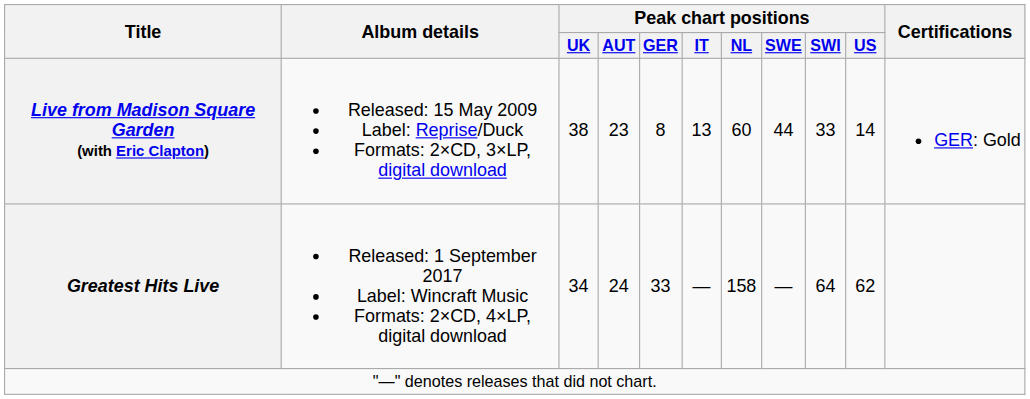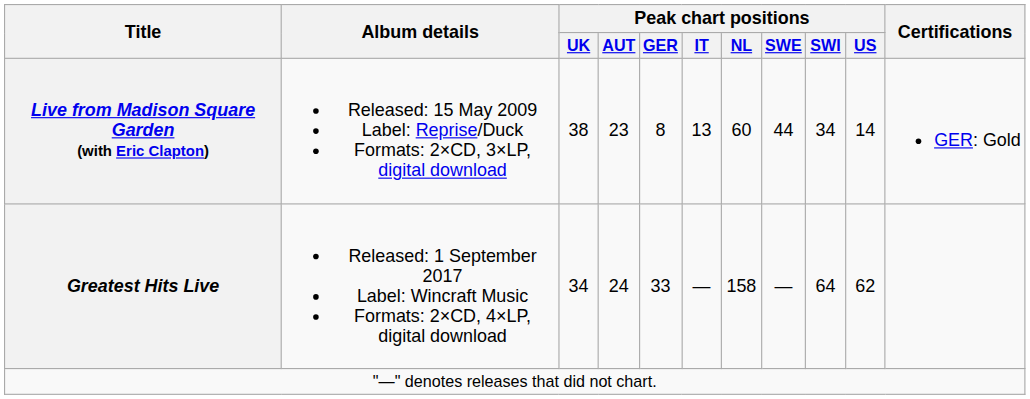(825, 130) 33 -> (825, 130) 34
